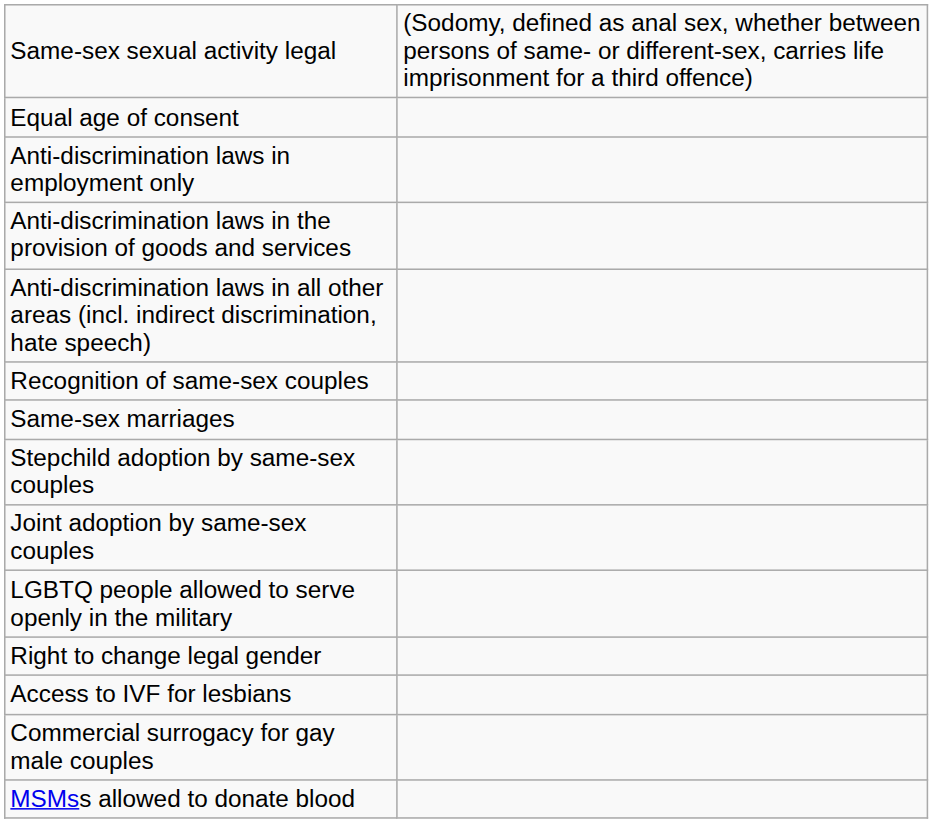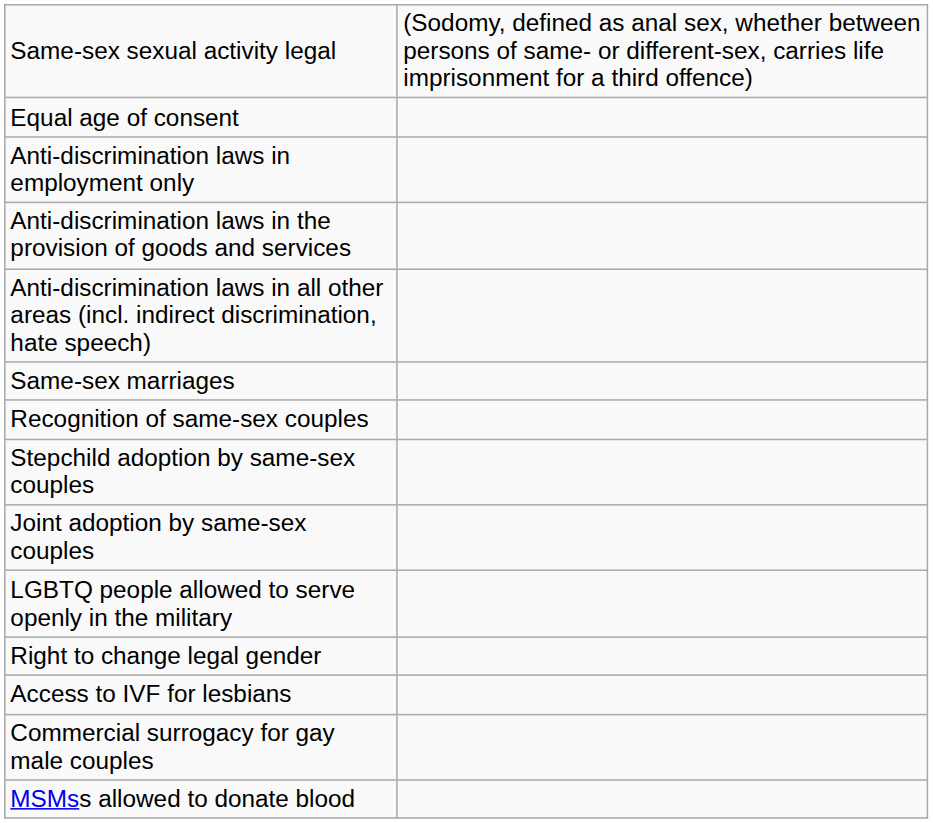rows swapped: (123, 419) <-> (189, 380)
